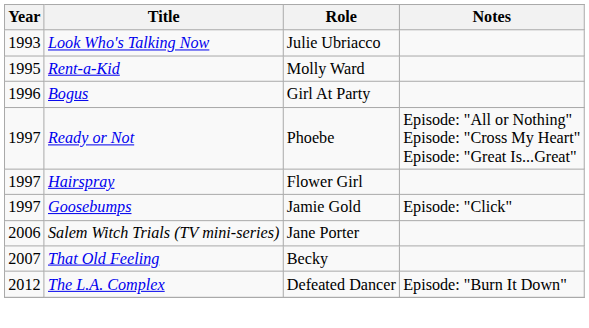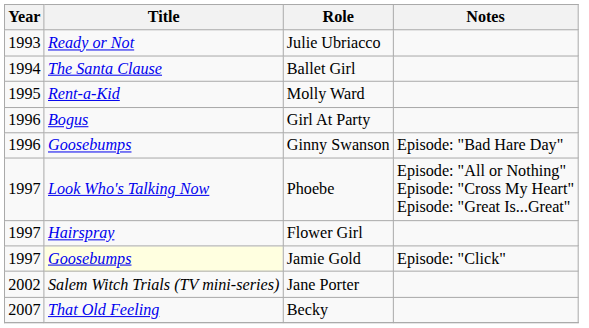(129, 42) Look Who's Talking Now -> (91, 42) Ready or Not
+ row: (321, 68)
+ row: (338, 145)
(91, 138) Ready or Not -> (129, 189) Look Who's Talking Now
(90, 207) no background -> (90, 258) lightyellow background
(24, 233) 2006 -> (24, 284) 2002
- row: (341, 284)
